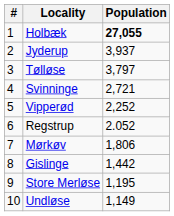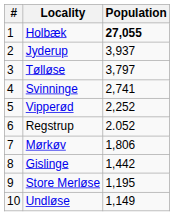(120, 88) 2,721 -> (120, 88) 2,741
